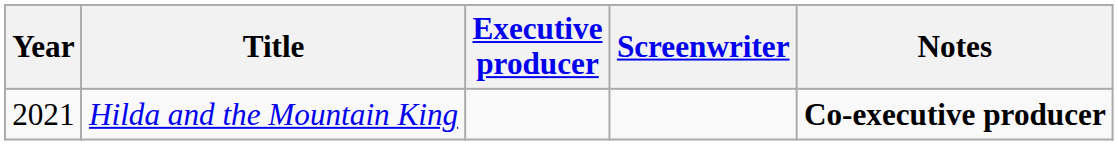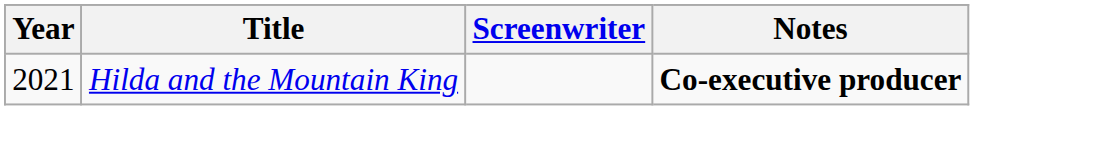- column: (538, 46)
